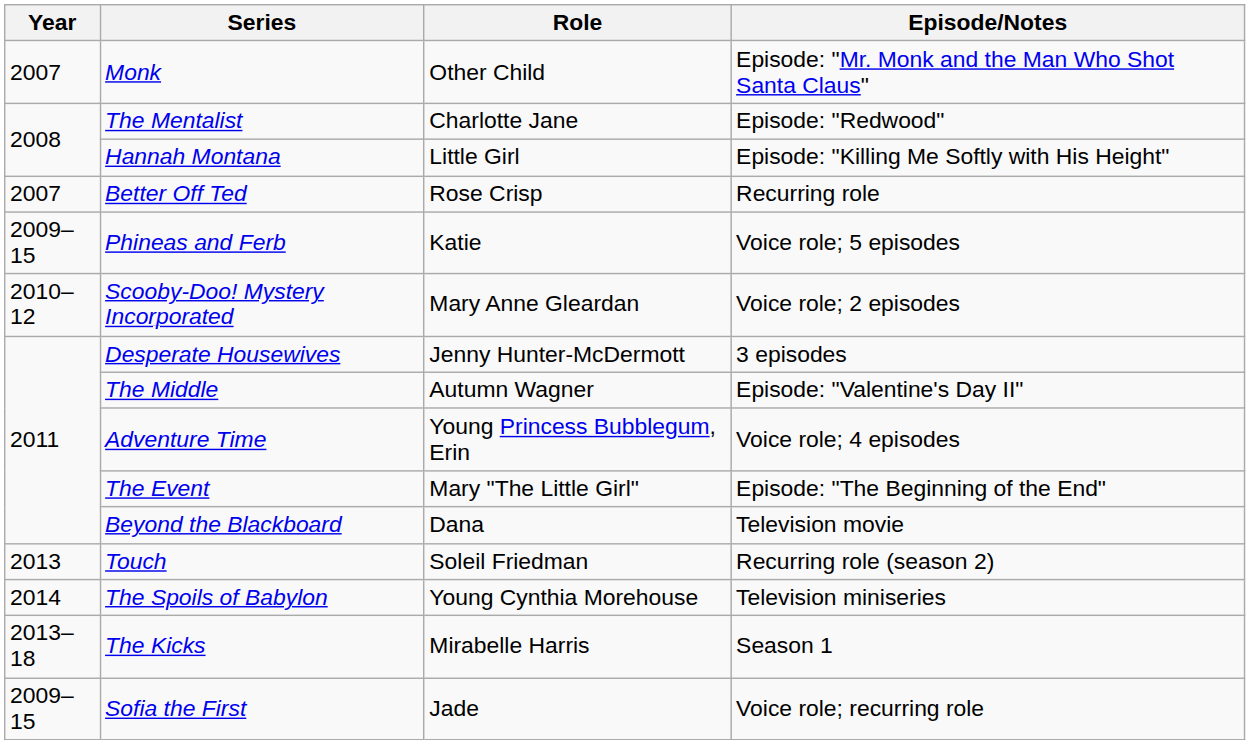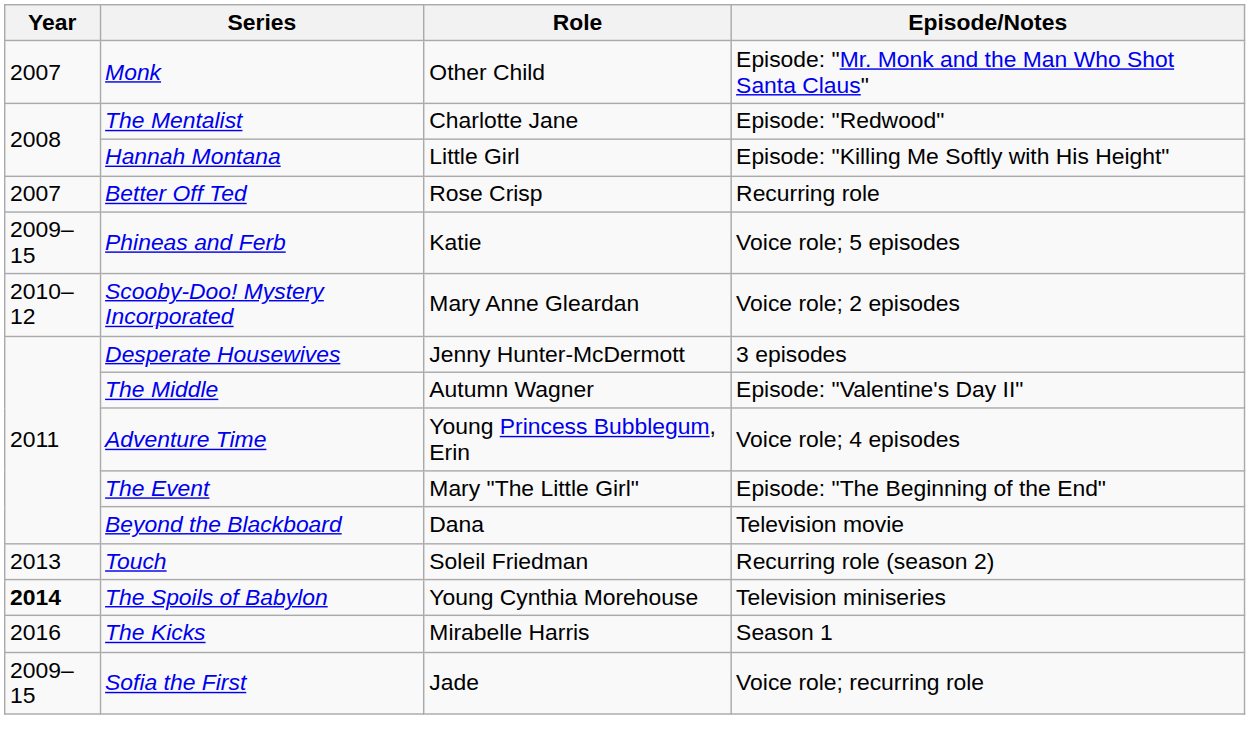(35, 597) normal -> (35, 597) bold
(42, 646) 2013–18 -> (35, 633) 2016
